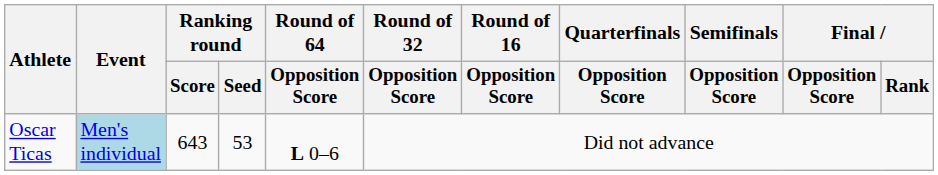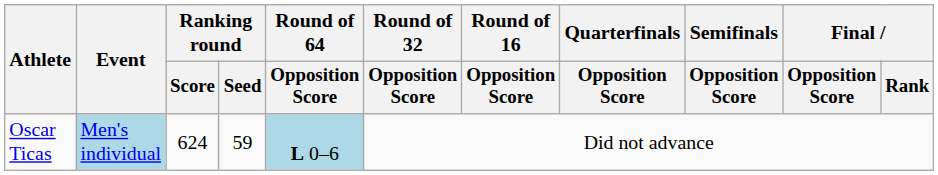(192, 142) 643 -> (192, 142) 624
(243, 142) 53 -> (243, 142) 59
(315, 154) no background -> (315, 154) lightblue background
